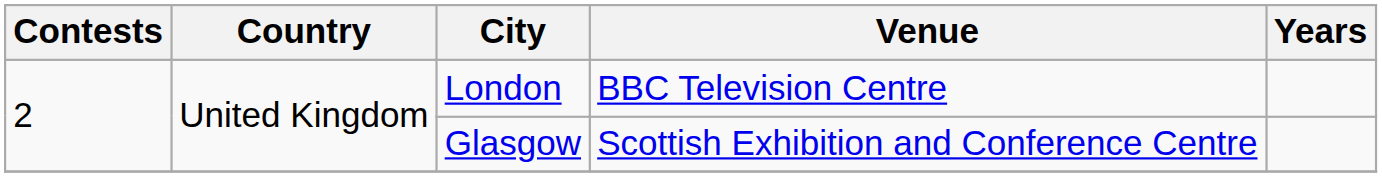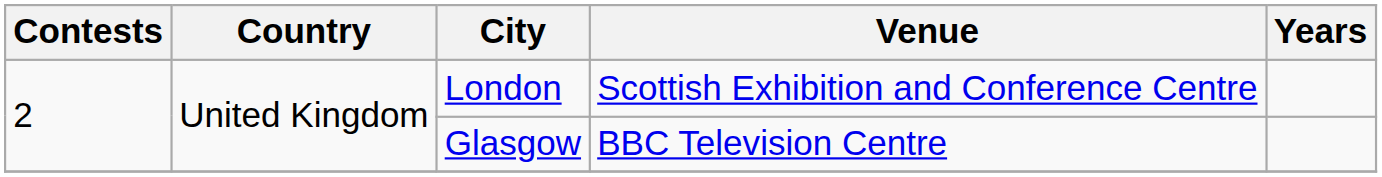(772, 87) BBC Television Centre -> (927, 87) Scottish Exhibition and Conference Centre
(927, 143) Scottish Exhibition and Conference Centre -> (772, 143) BBC Television Centre
